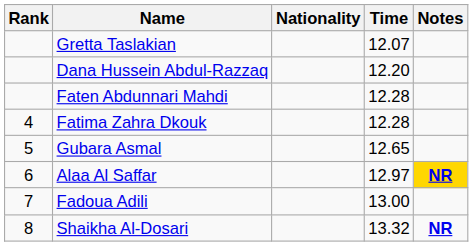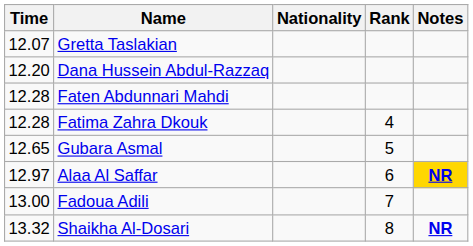columns swapped: (29, 18) <-> (389, 18)
